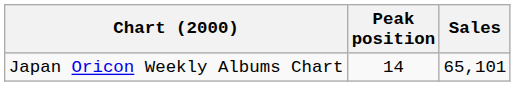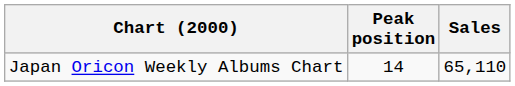(475, 67) 65,101 -> (475, 67) 65,110
